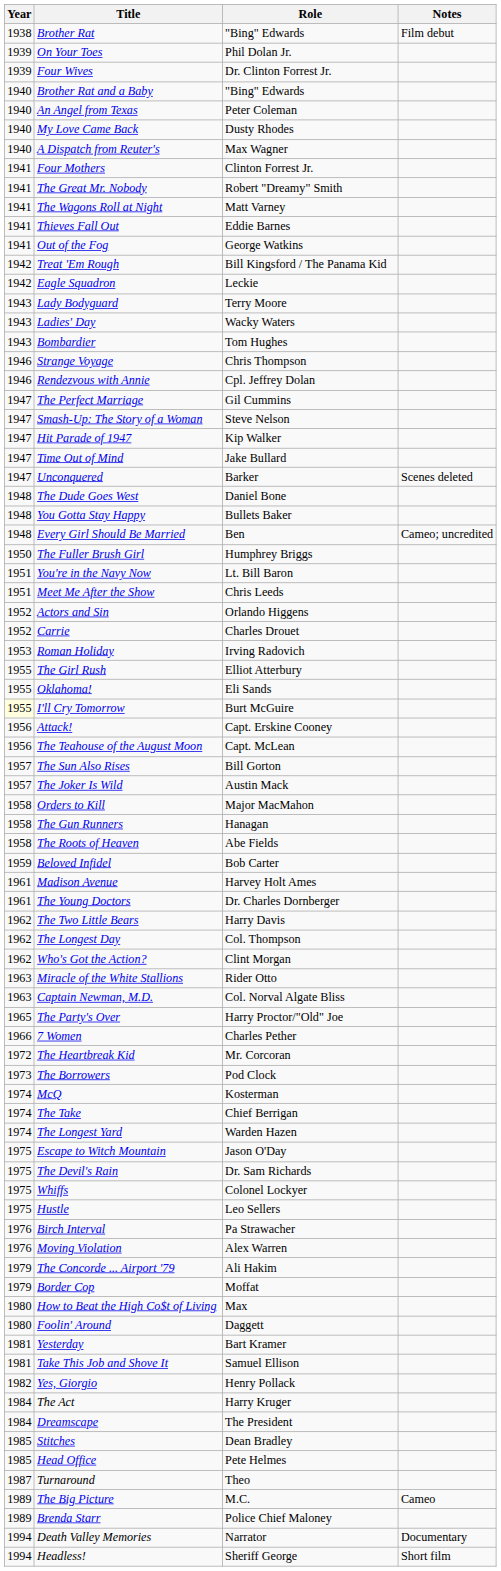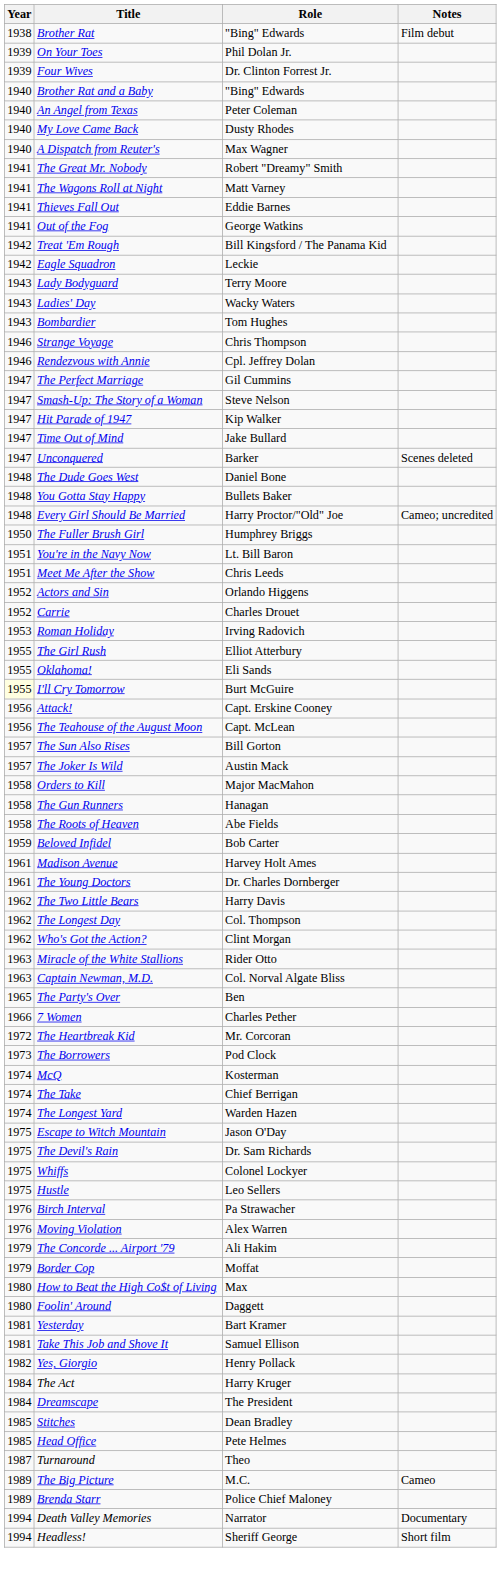- row: (71, 168)
(235, 534) Ben -> (284, 515) Harry Proctor/"Old" Joe
(284, 1016) Harry Proctor/"Old" Joe -> (235, 997) Ben
